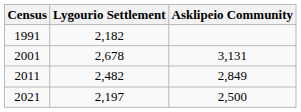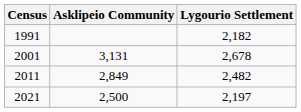columns swapped: (109, 14) <-> (232, 14)
